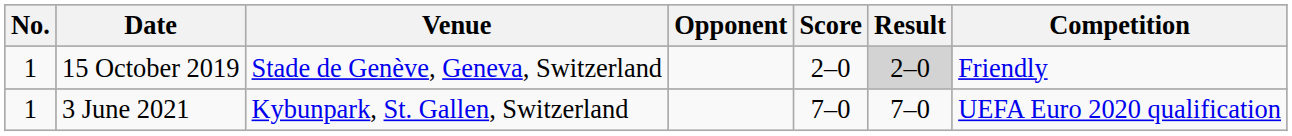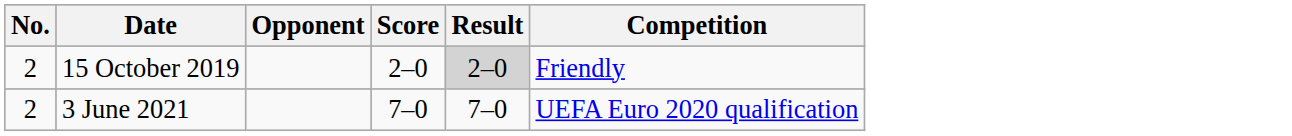- column: (457, 25)
(30, 67) 1 -> (30, 67) 2
(30, 109) 1 -> (30, 109) 2
